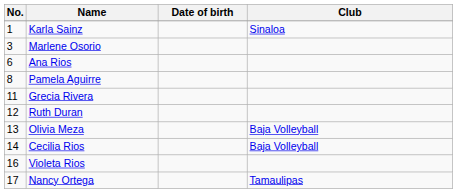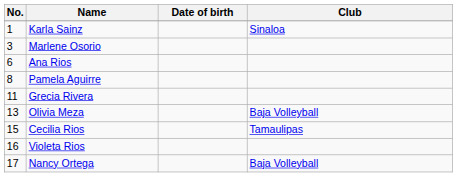- row: (56, 113)
(13, 146) 14 -> (13, 130) 15
(284, 146) Baja Volleyball -> (276, 130) Tamaulipas
(276, 180) Tamaulipas -> (284, 163) Baja Volleyball
